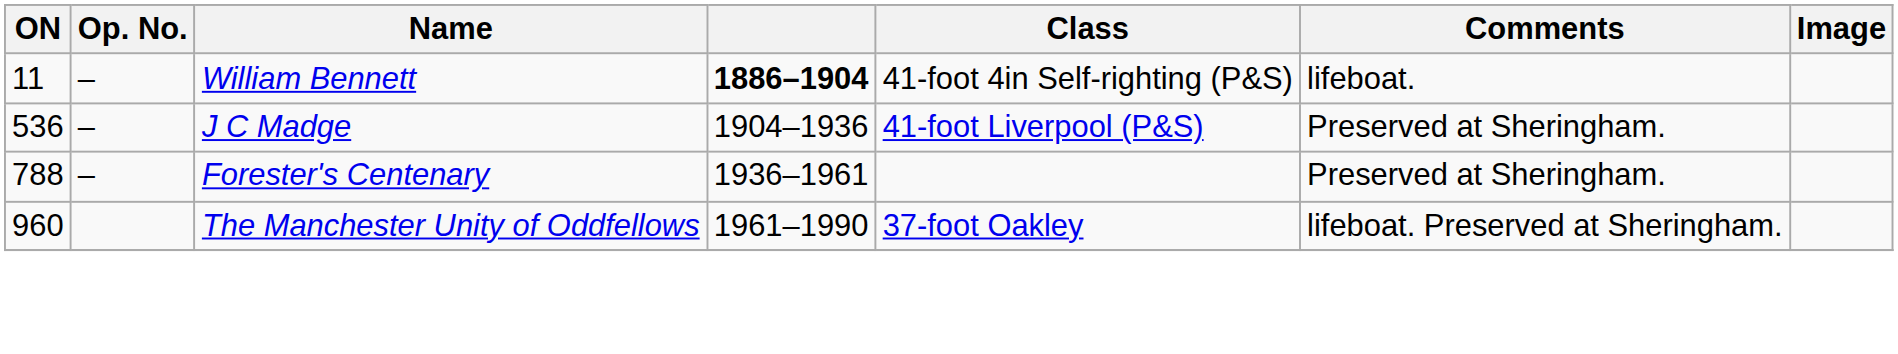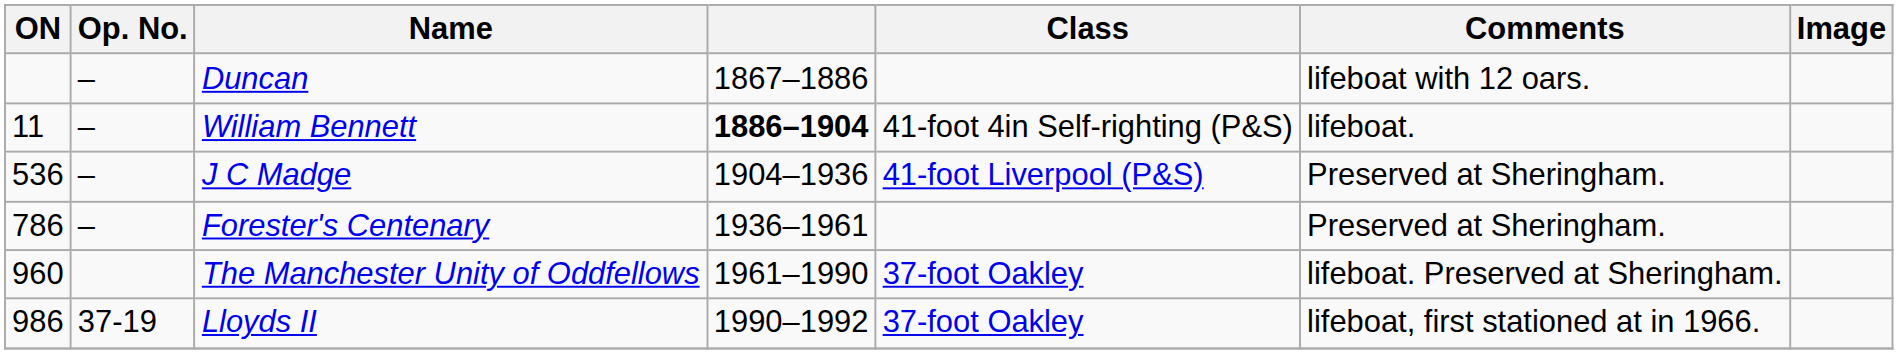+ row: (255, 77)
(38, 175) 788 -> (38, 224) 786
+ row: (259, 322)
